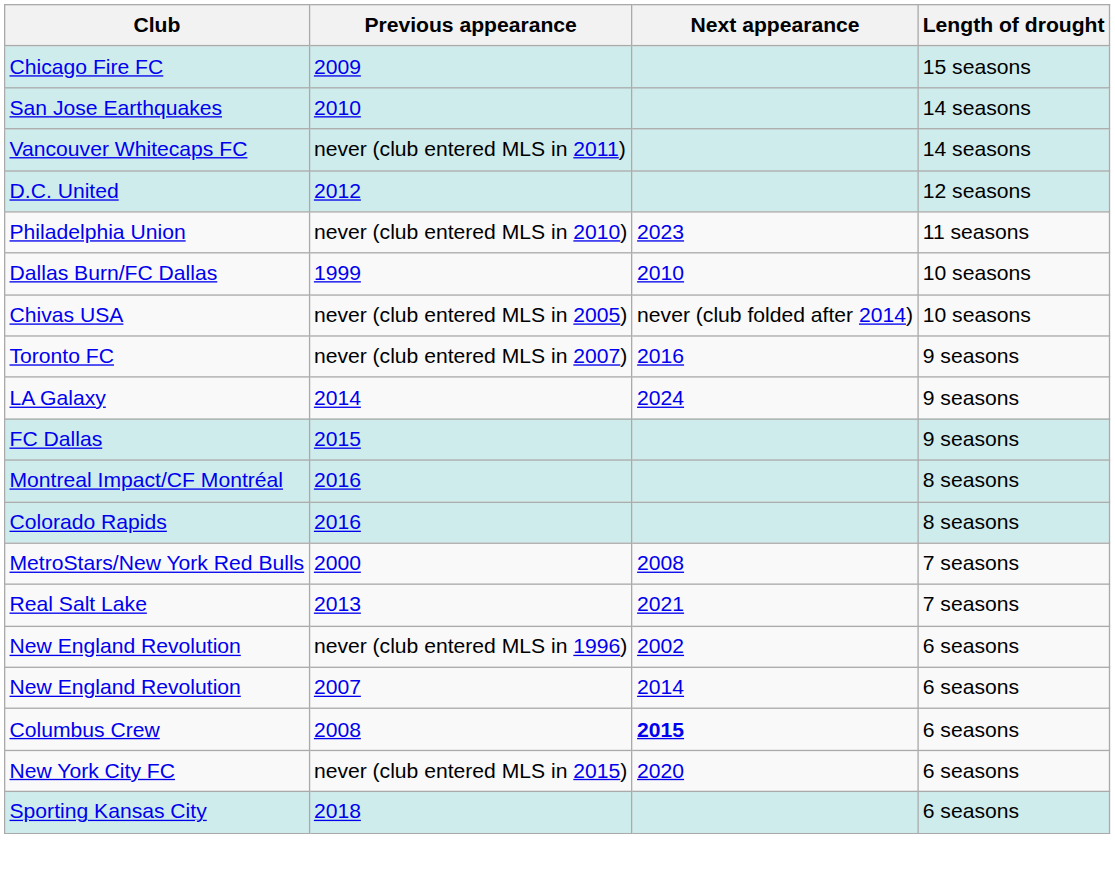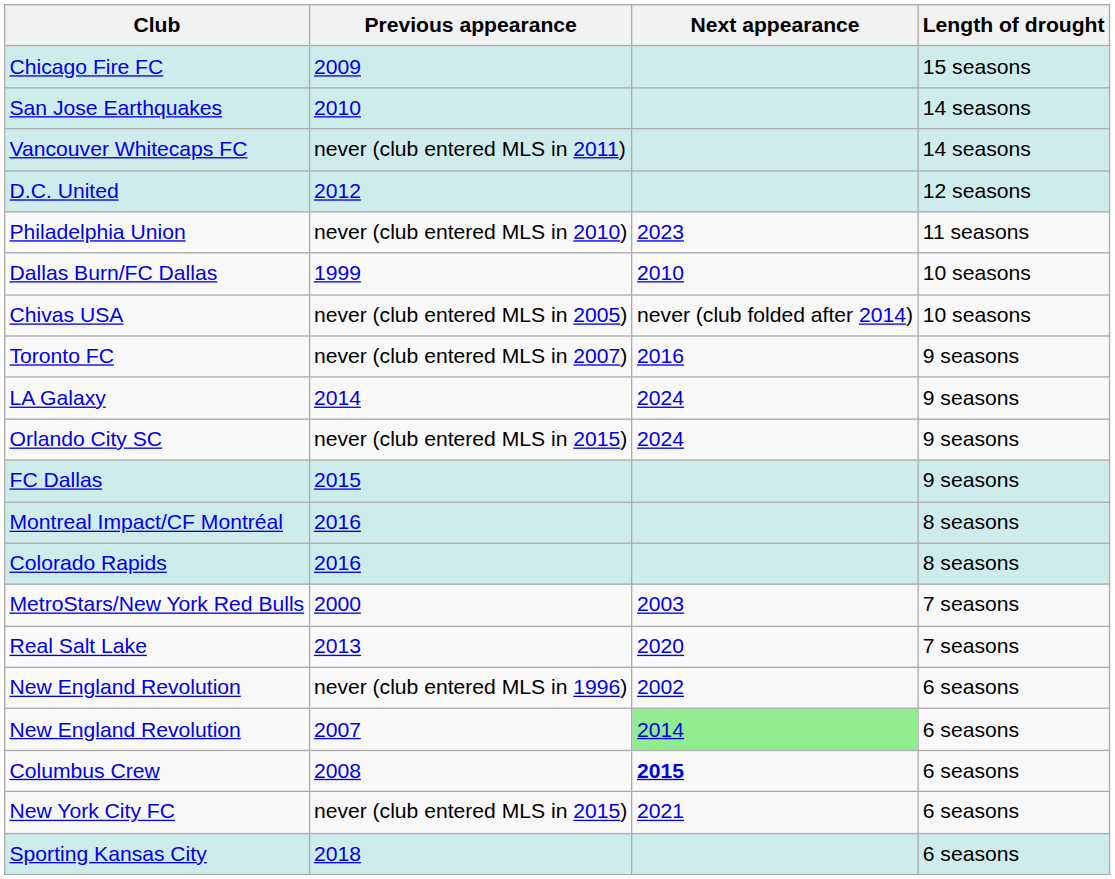+ row: (86, 439)
(661, 563) 2008 -> (661, 605) 2003
(661, 605) 2021 -> (661, 646) 2020
(661, 687) no background -> (661, 729) lightgreen background
(661, 770) 2020 -> (661, 812) 2021
